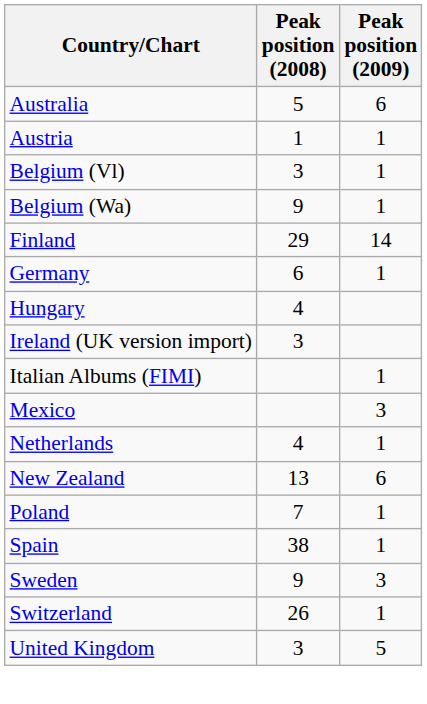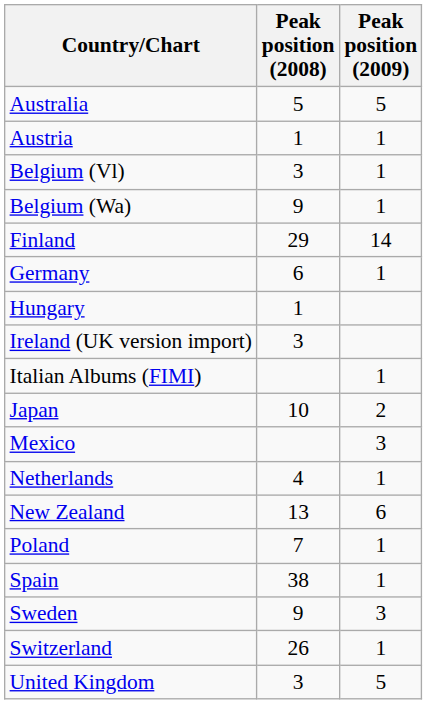(381, 103) 6 -> (381, 103) 5
(298, 307) 4 -> (298, 307) 1
+ row: (34, 409)
